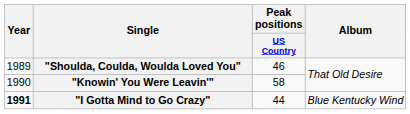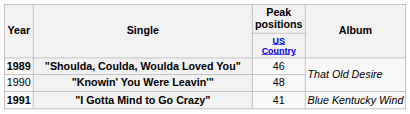(19, 66) normal -> (19, 66) bold
(279, 83) 58 -> (279, 83) 48
(279, 100) 44 -> (279, 100) 41
